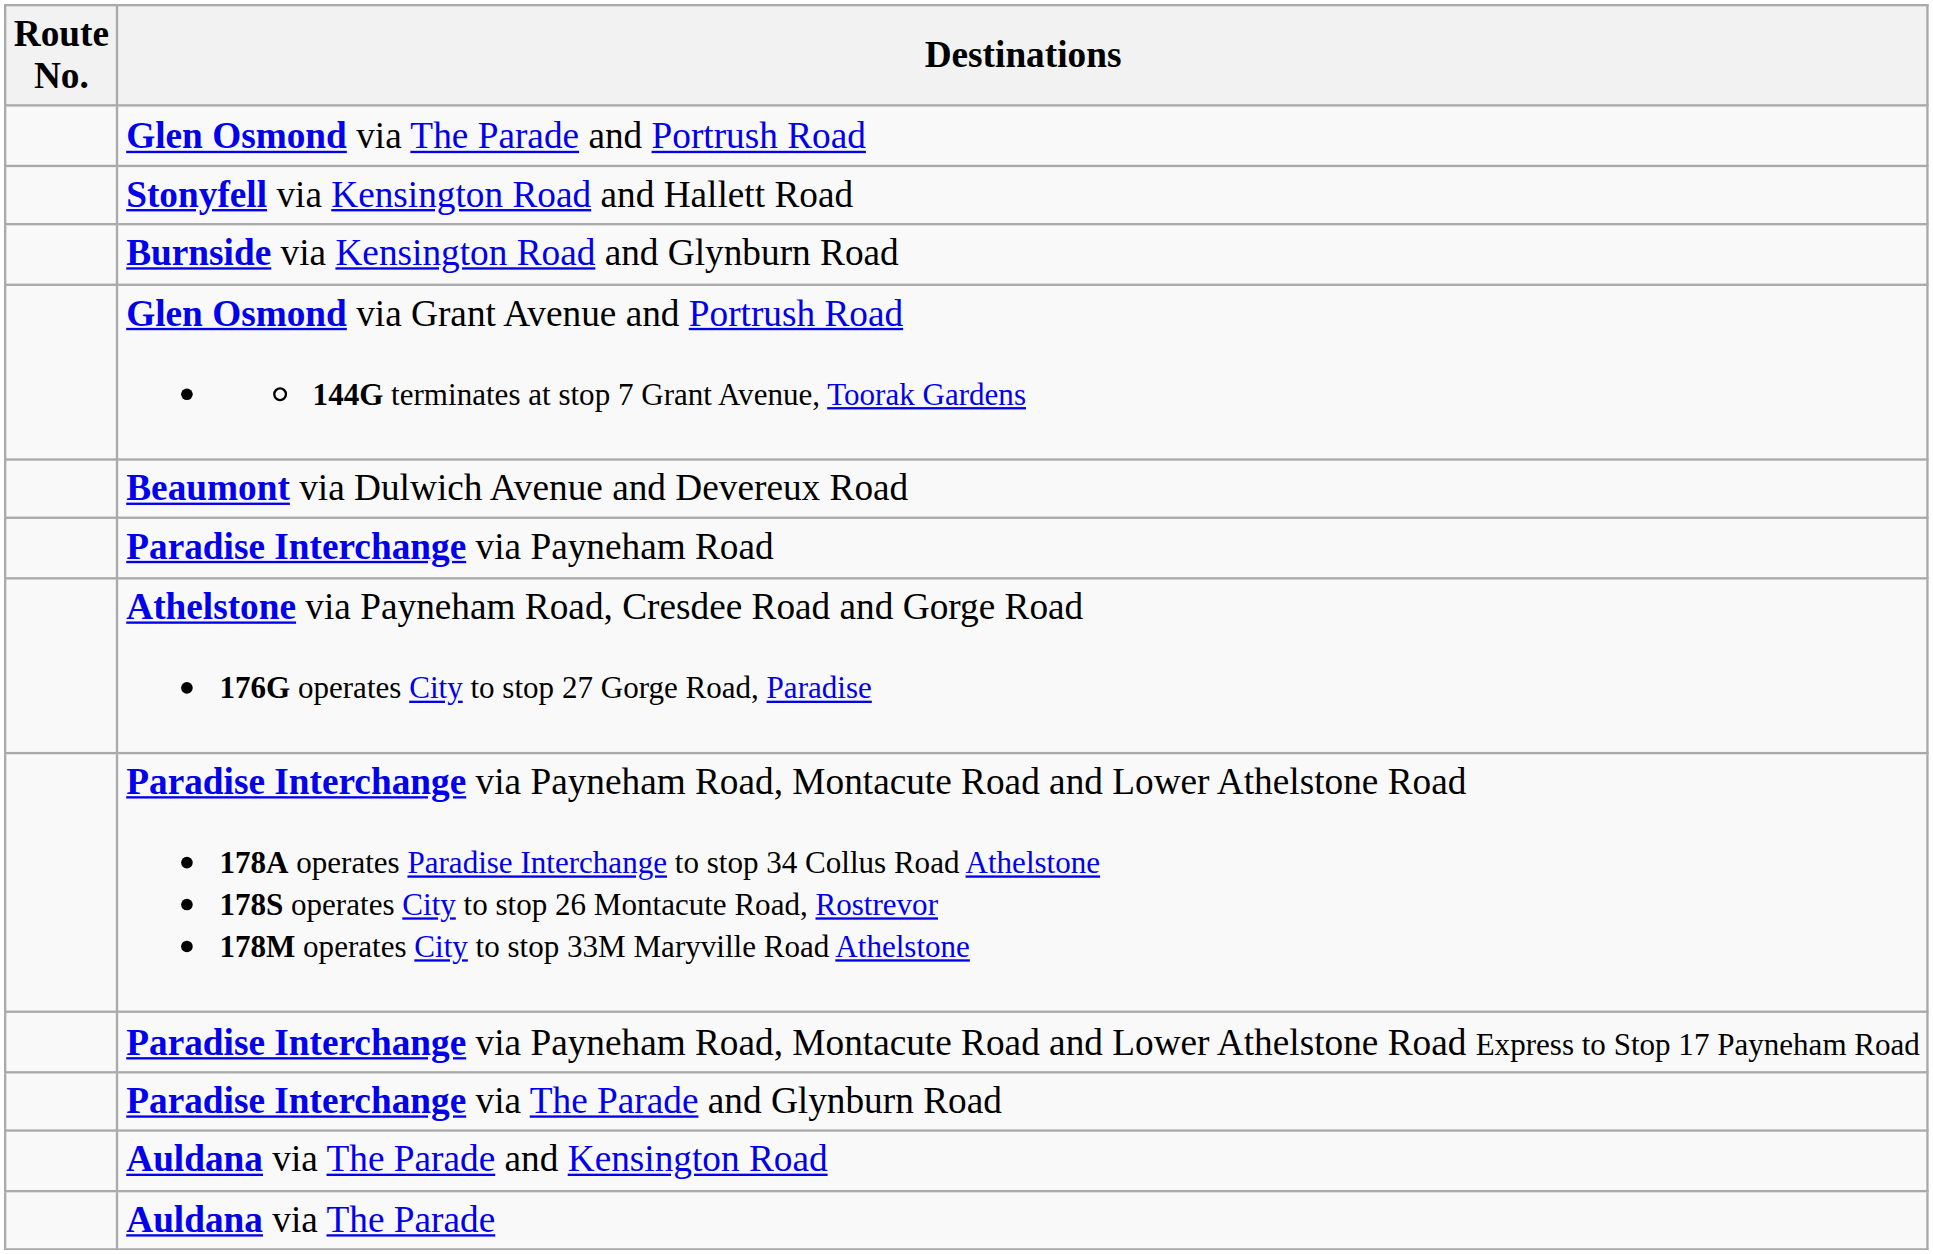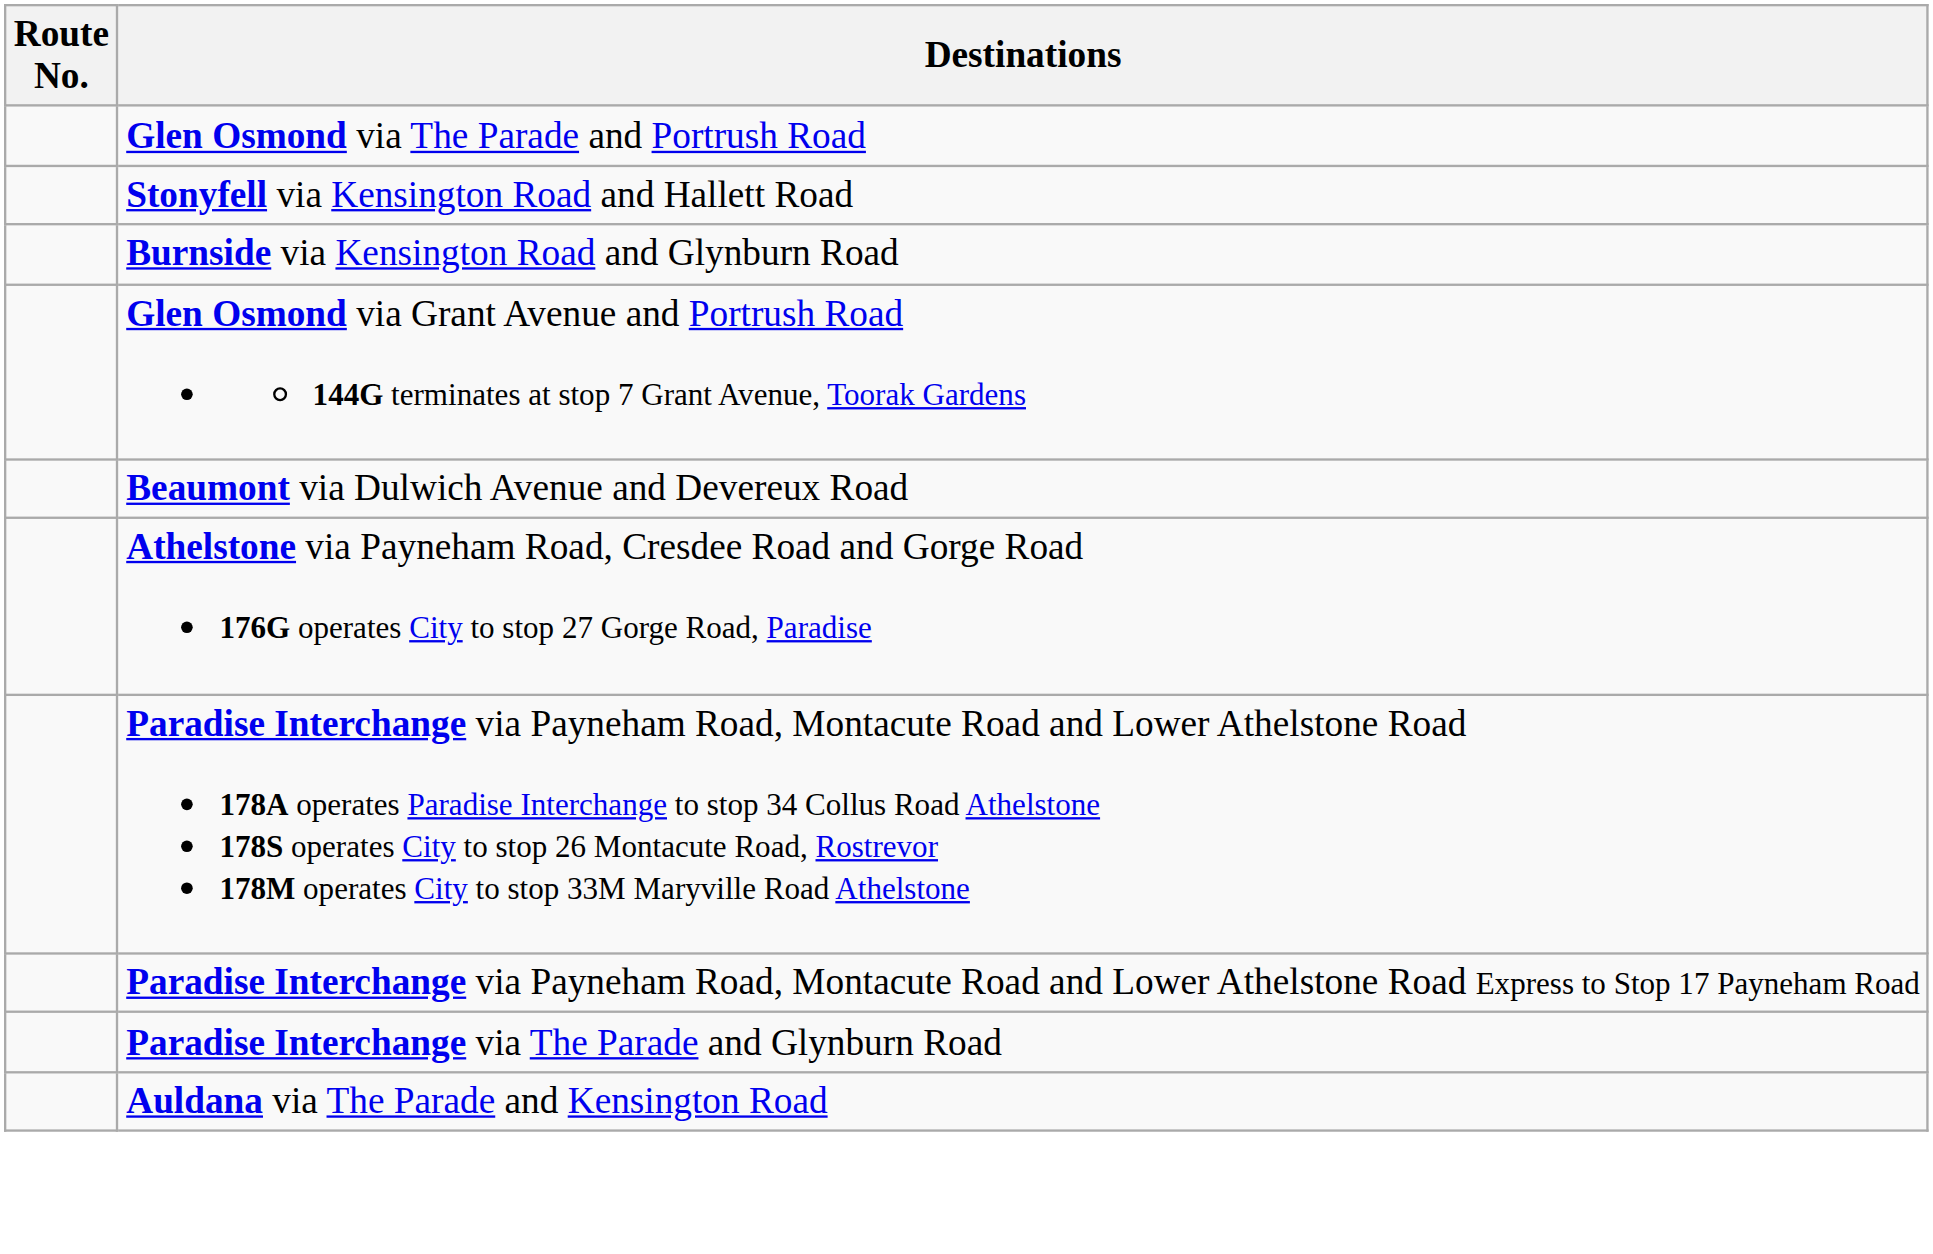- row: (450, 547)
- row: (311, 1218)
